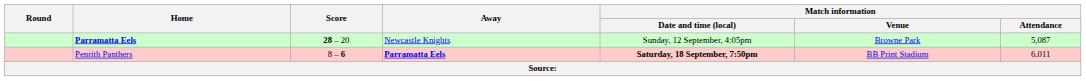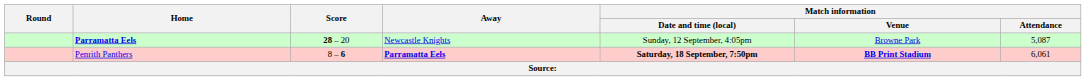(898, 54) normal -> (898, 54) bold
(1041, 54) 6,011 -> (1041, 54) 6,061
